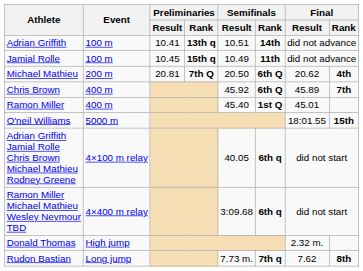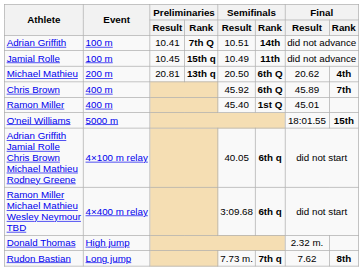(201, 43) 13th q -> (201, 43) 7th Q
(201, 74) 7th Q -> (201, 74) 13th q
